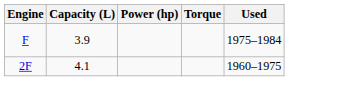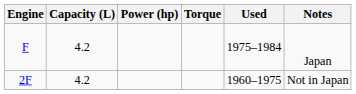+ column: (318, 14)
(82, 40) 3.9 -> (82, 47) 4.2
(82, 66) 4.1 -> (82, 80) 4.2
